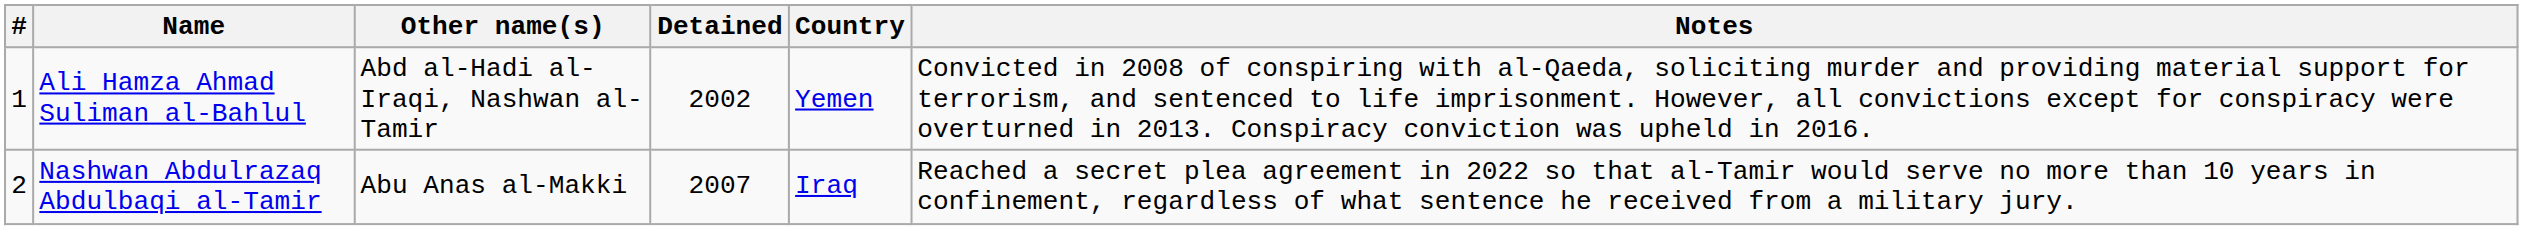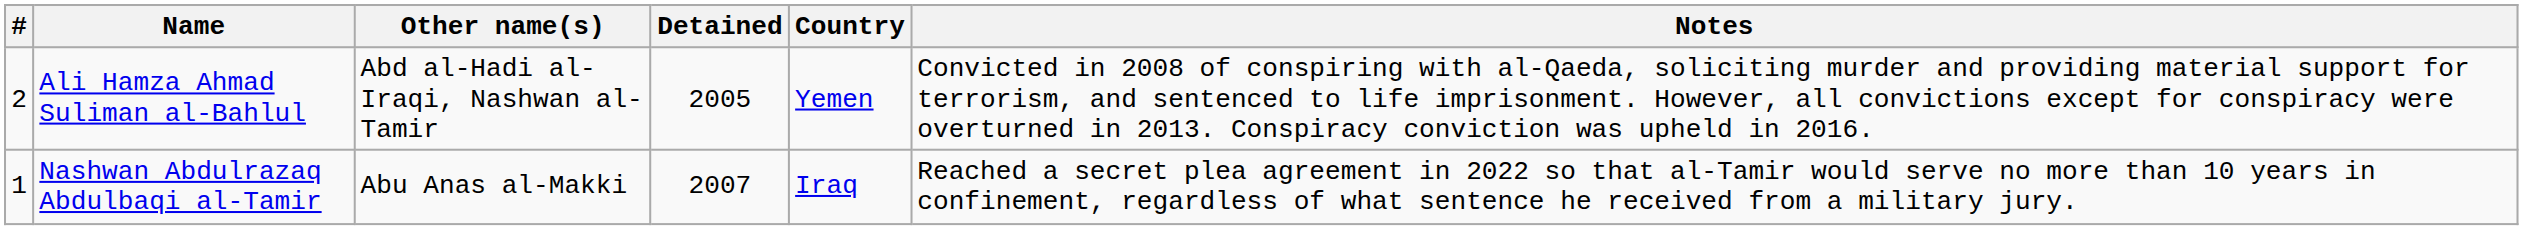(19, 99) 1 -> (19, 99) 2
(720, 99) 2002 -> (720, 99) 2005
(19, 187) 2 -> (19, 187) 1
